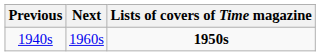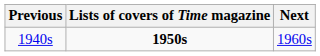columns swapped: (211, 16) <-> (86, 16)
